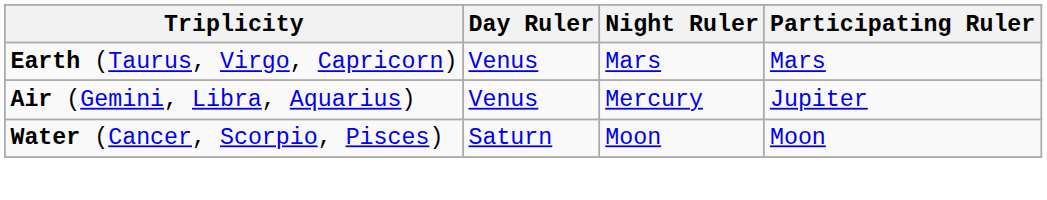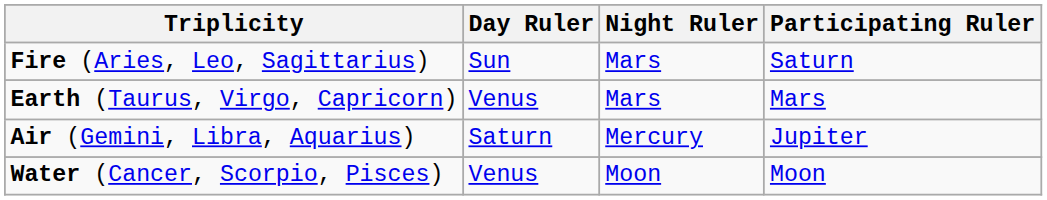+ row: (220, 62)
(503, 100) Venus -> (510, 138) Saturn
(510, 138) Saturn -> (503, 176) Venus
